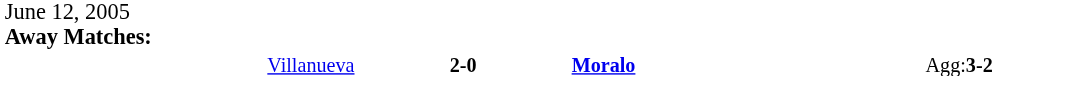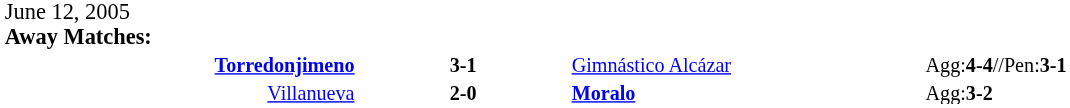+ row: (285, 65)
